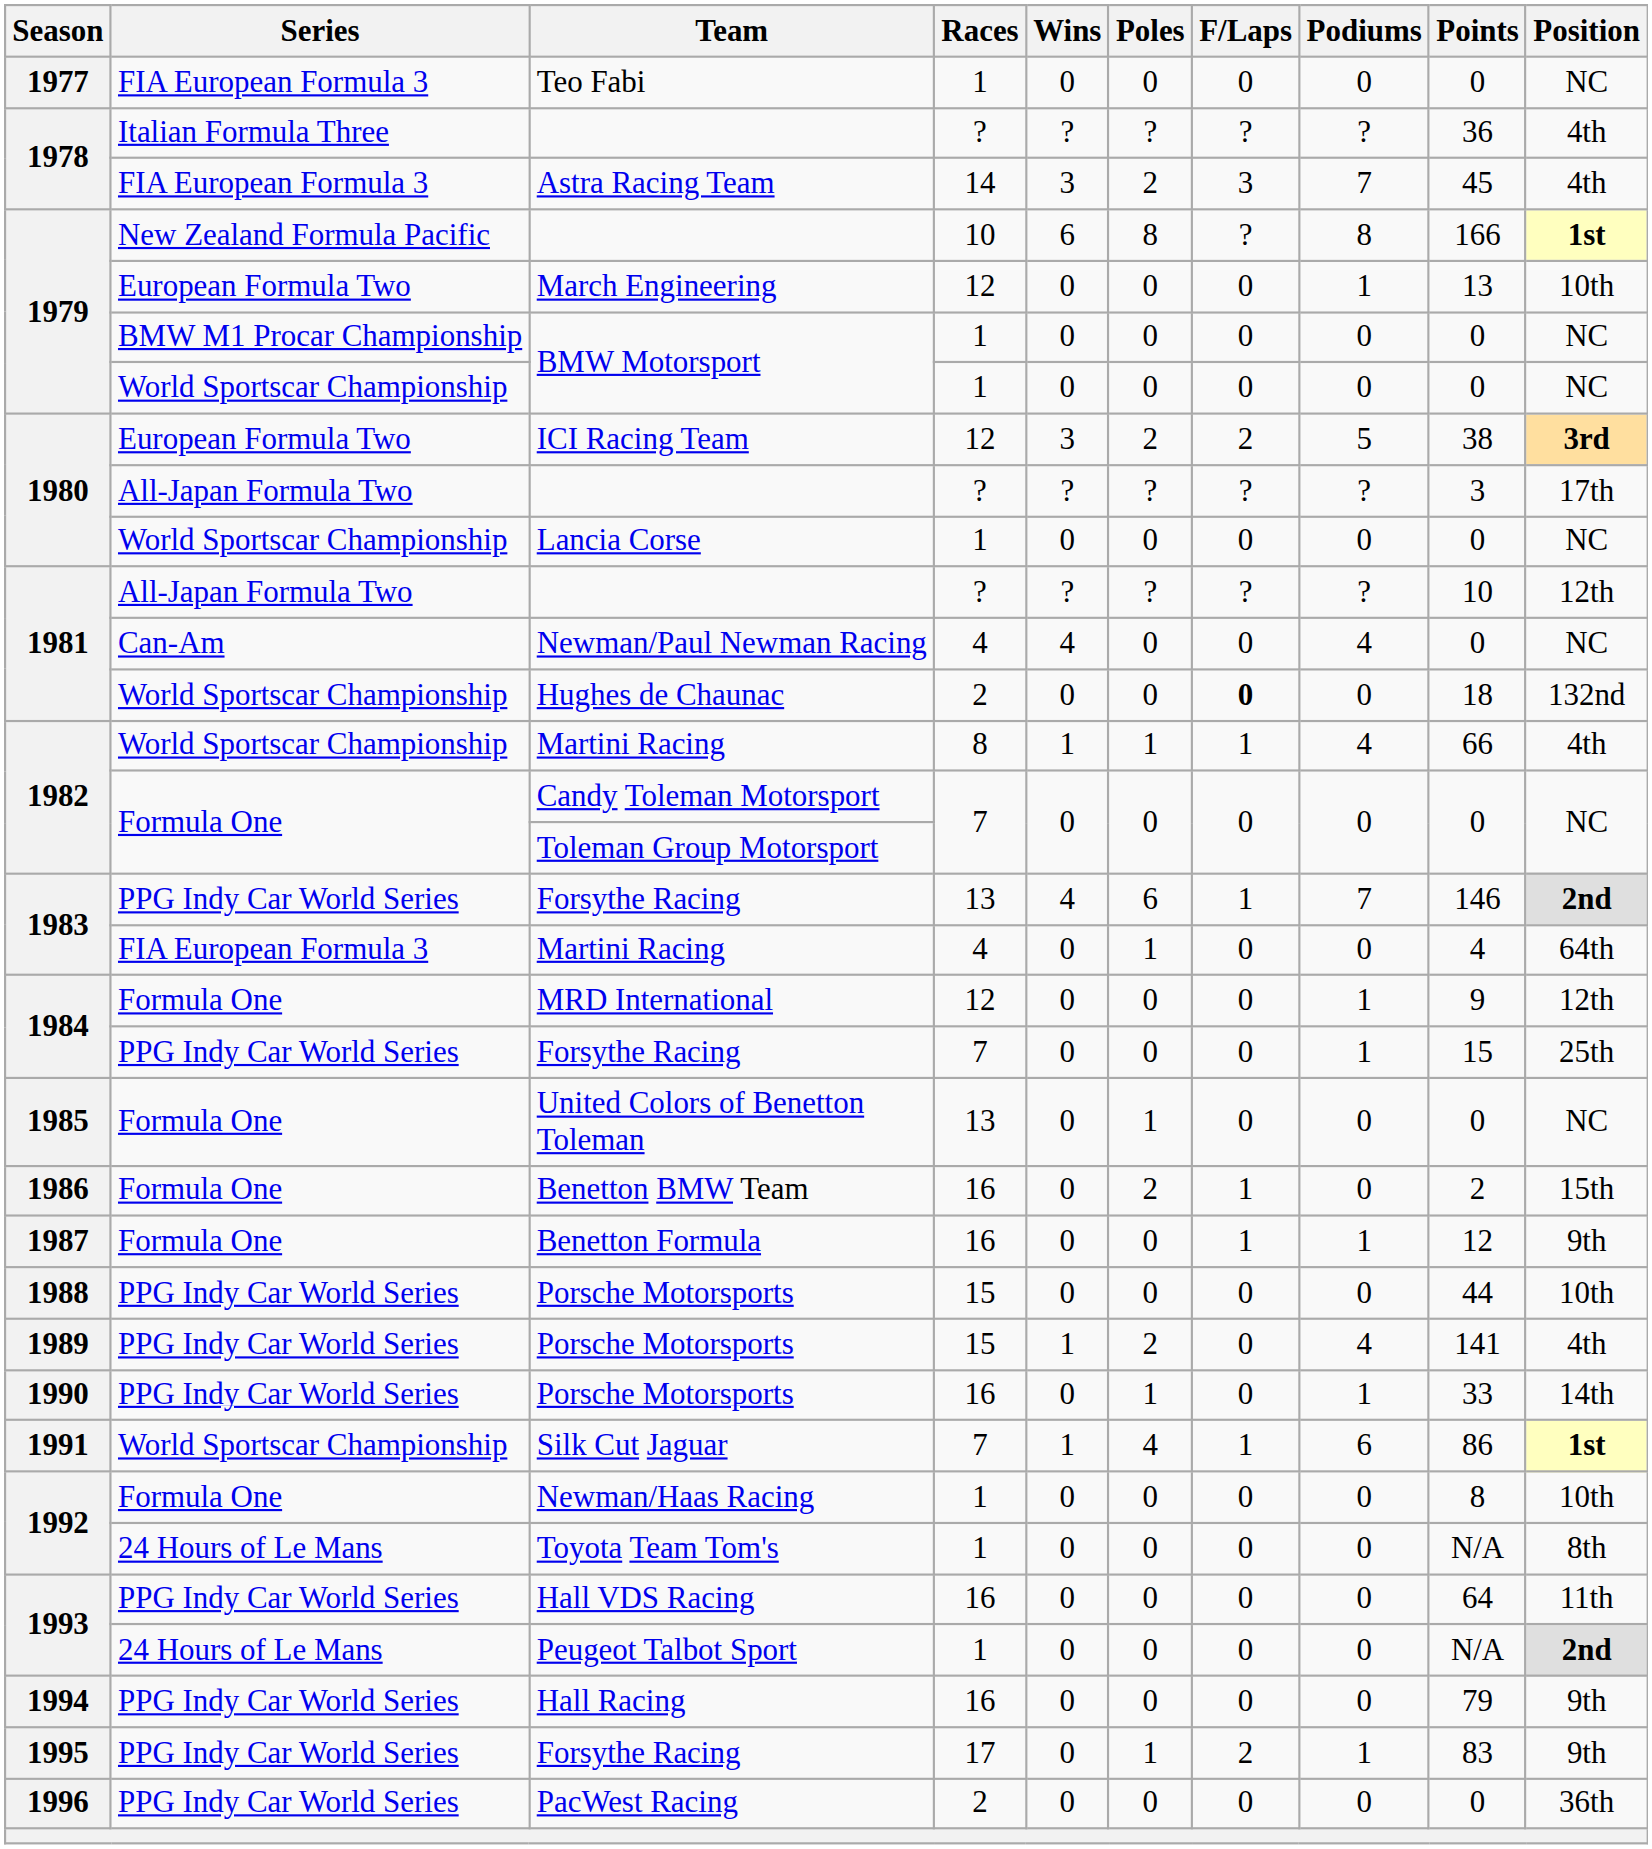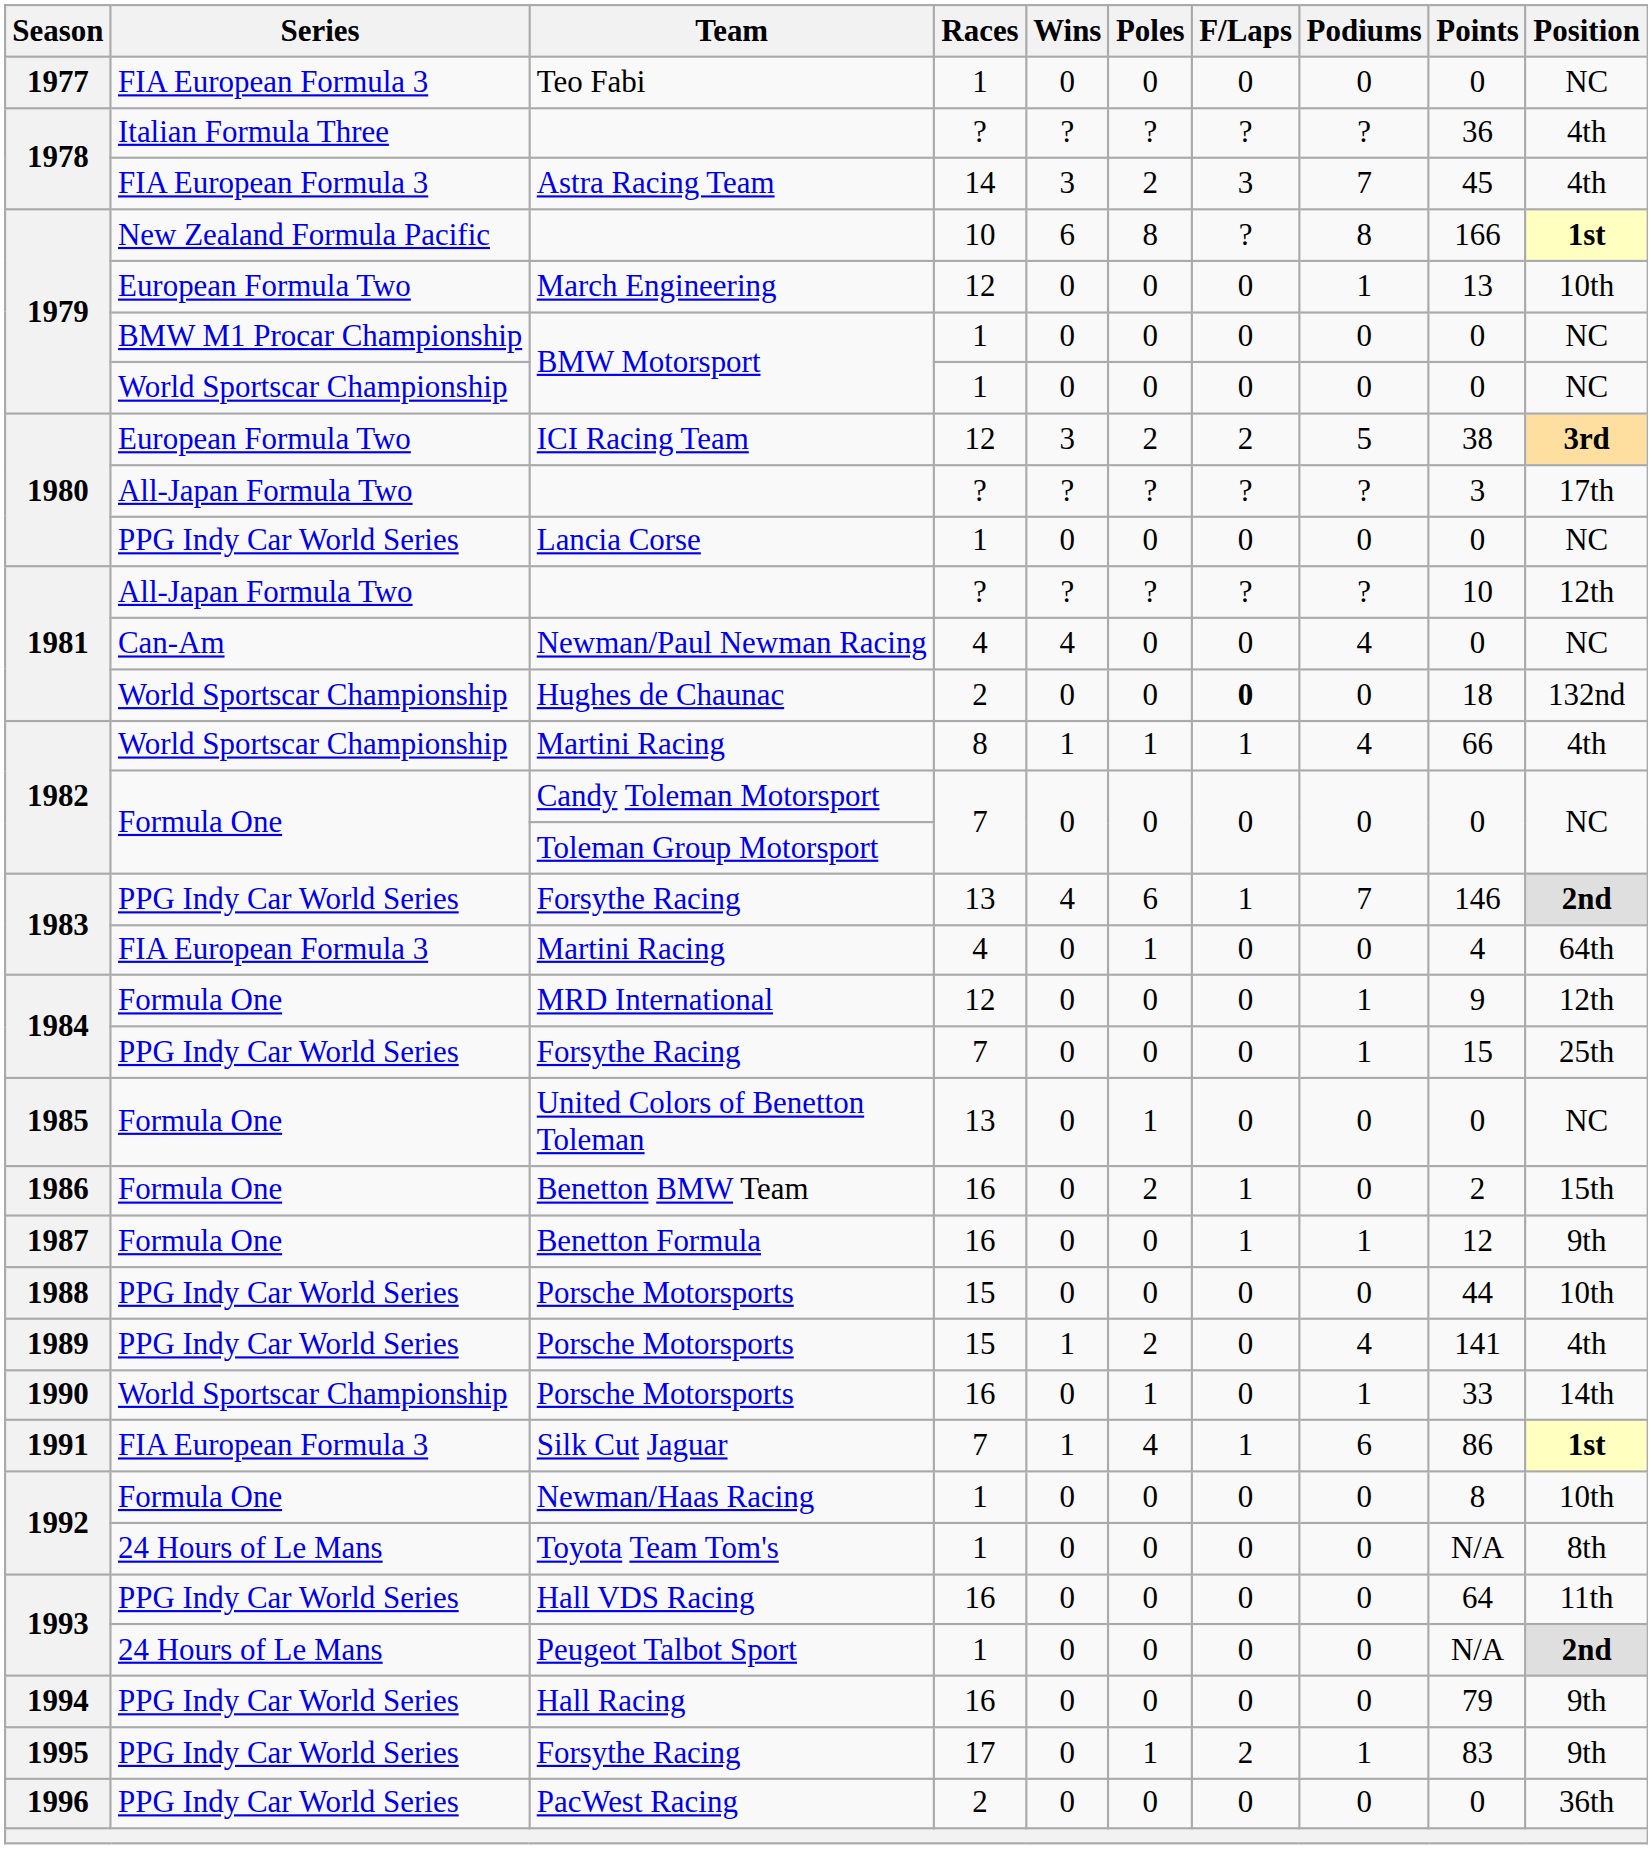(313, 541) World Sportscar Championship -> (288, 541) PPG Indy Car World Series
(288, 1394) PPG Indy Car World Series -> (313, 1394) World Sportscar Championship
(313, 1445) World Sportscar Championship -> (273, 1445) FIA European Formula 3
